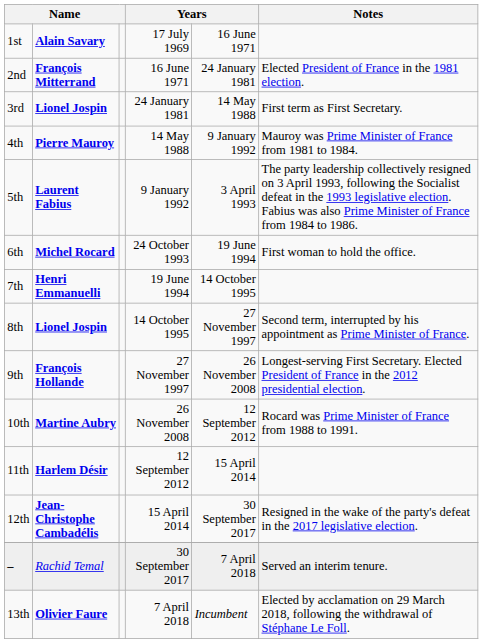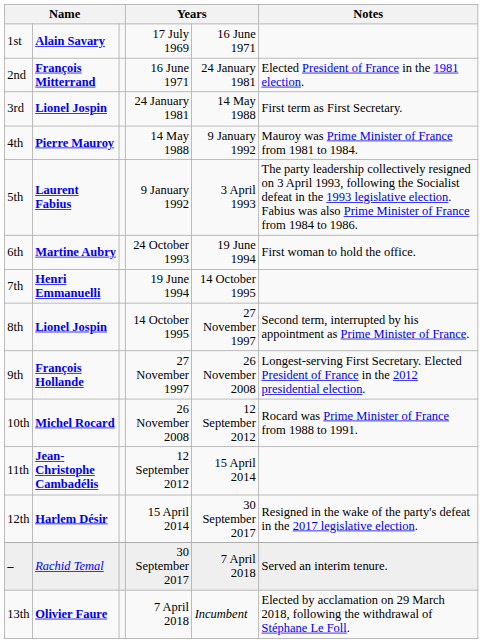(75, 252) Michel Rocard -> (76, 252) Martine Aubry
(76, 422) Martine Aubry -> (75, 422) Michel Rocard
(71, 470) Harlem Désir -> (67, 470) Jean-Christophe Cambadélis
(67, 518) Jean-Christophe Cambadélis -> (71, 518) Harlem Désir
